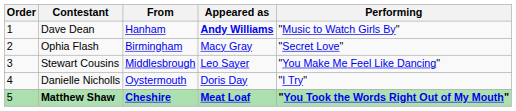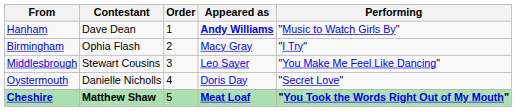columns swapped: (21, 13) <-> (160, 13)
(311, 47) "Secret Love" -> (293, 47) "I Try"
(293, 81) "I Try" -> (311, 81) "Secret Love"
